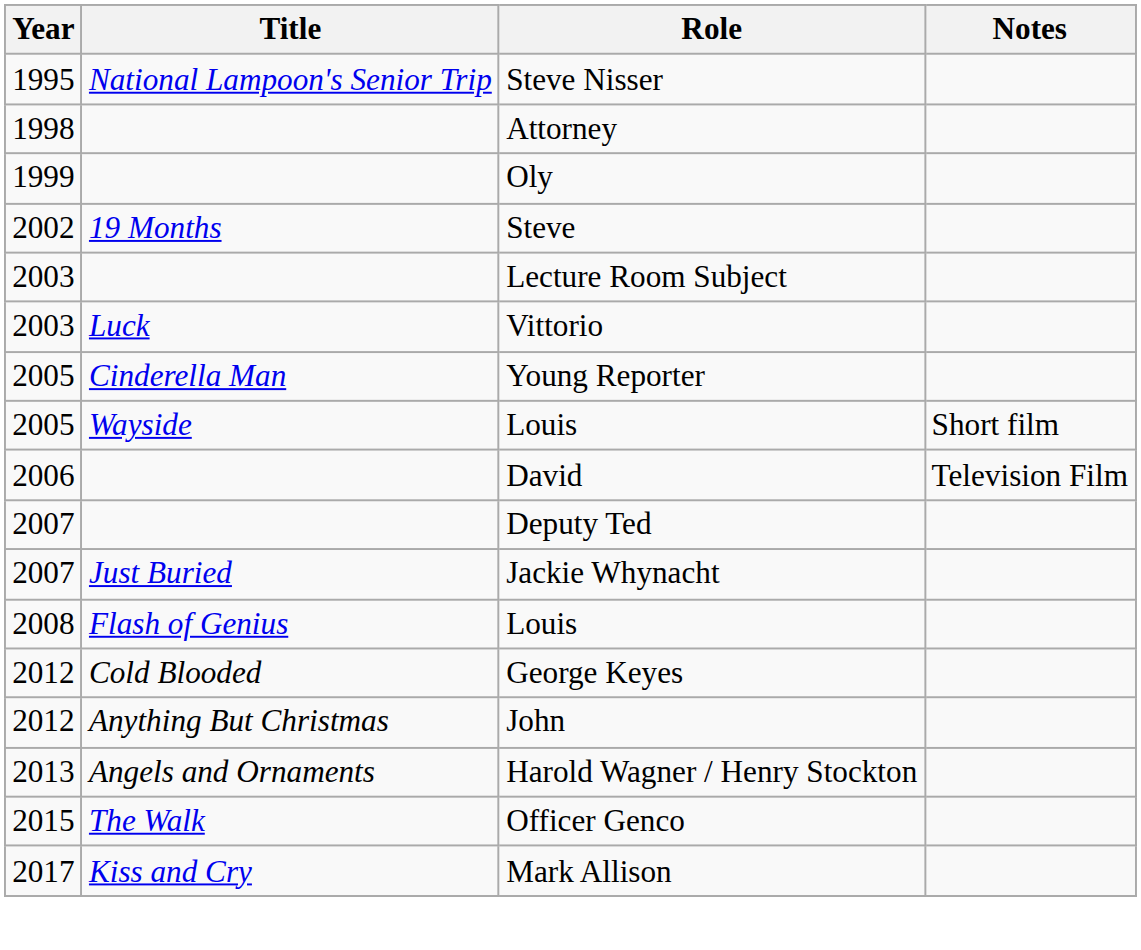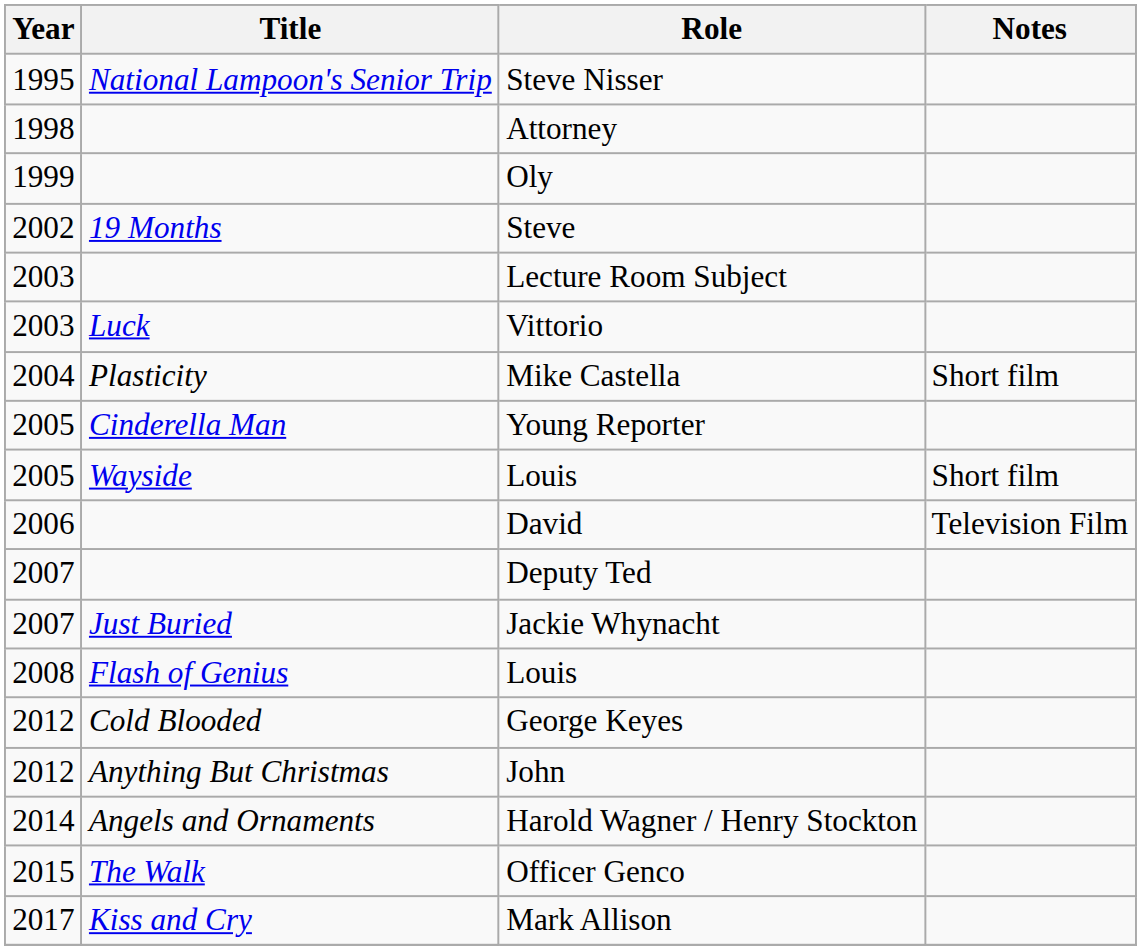+ row: (148, 375)
(43, 771) 2013 -> (43, 820) 2014
